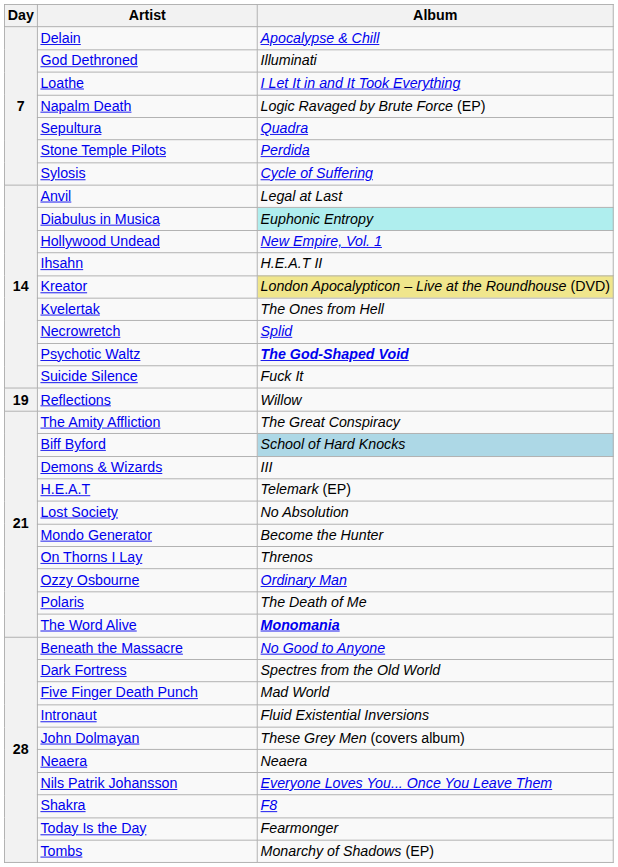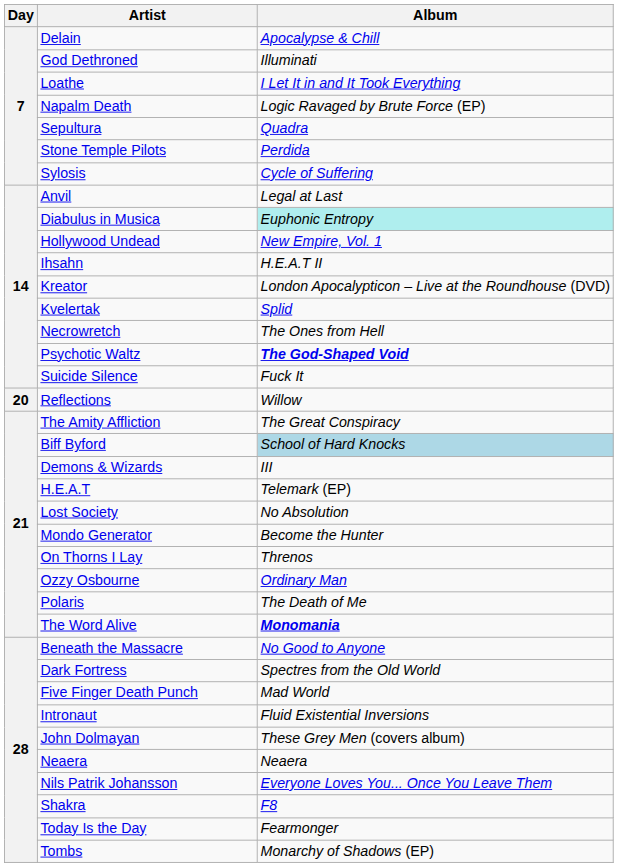(435, 286) khaki background -> (435, 286) no background
(322, 309) The Ones from Hell -> (276, 309) Splid
(276, 331) Splid -> (322, 331) The Ones from Hell
(21, 399) 19 -> (21, 399) 20
